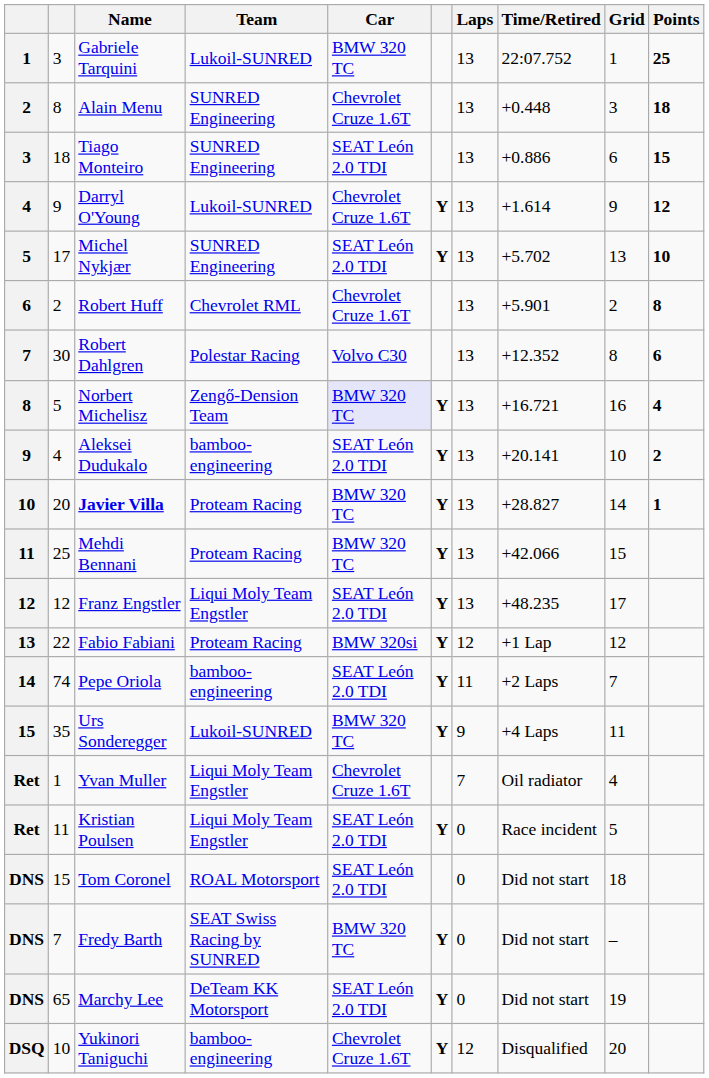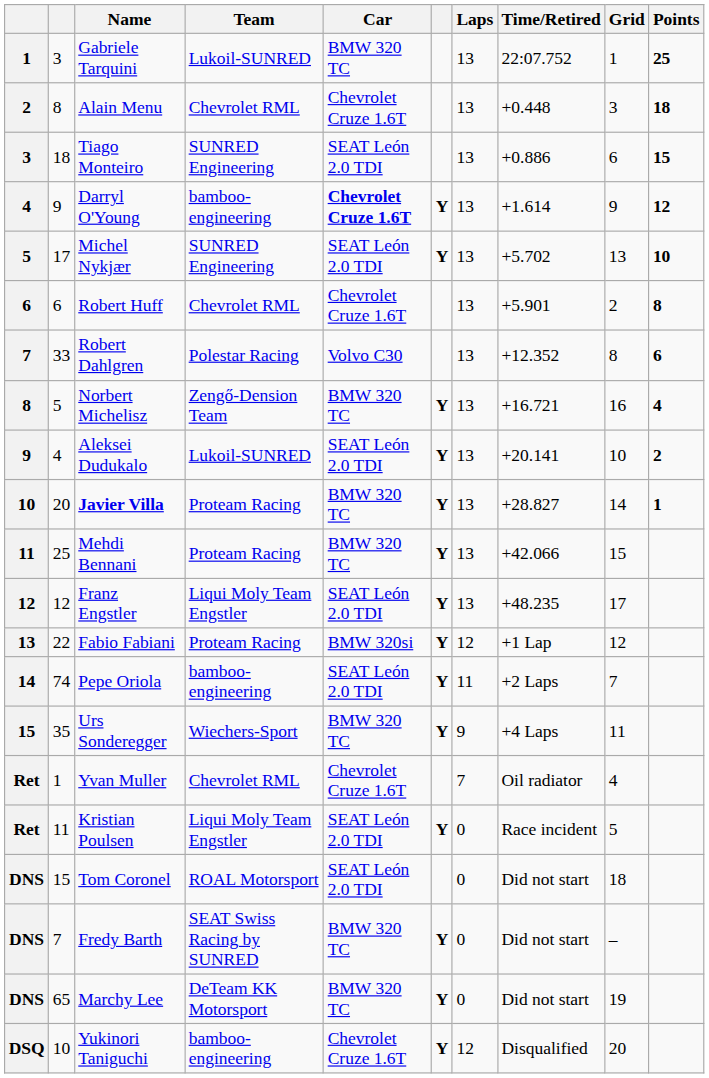(232, 107) SUNRED Engineering -> (244, 107) Chevrolet RML
(251, 206) Lukoil-SUNRED -> (230, 206) bamboo-engineering
(371, 206) normal -> (369, 206) bold
(57, 305) 2 -> (57, 305) 6
(61, 355) 30 -> (61, 355) 33
(369, 404) lavender background -> (365, 404) no background
(231, 454) bamboo-engineering -> (250, 454) Lukoil-SUNRED
(251, 730) Lukoil-SUNRED -> (243, 730) Wiechers-Sport
(251, 780) Liqui Moly Team Engstler -> (244, 780) Chevrolet RML
(373, 999) SEAT León 2.0 TDI -> (365, 999) BMW 320 TC
